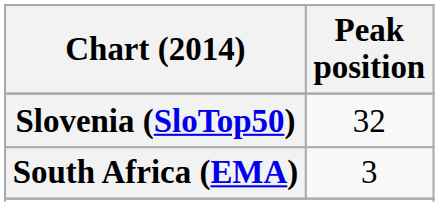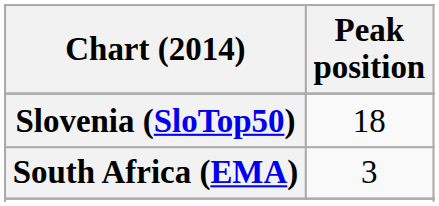(369, 119) 32 -> (369, 119) 18
